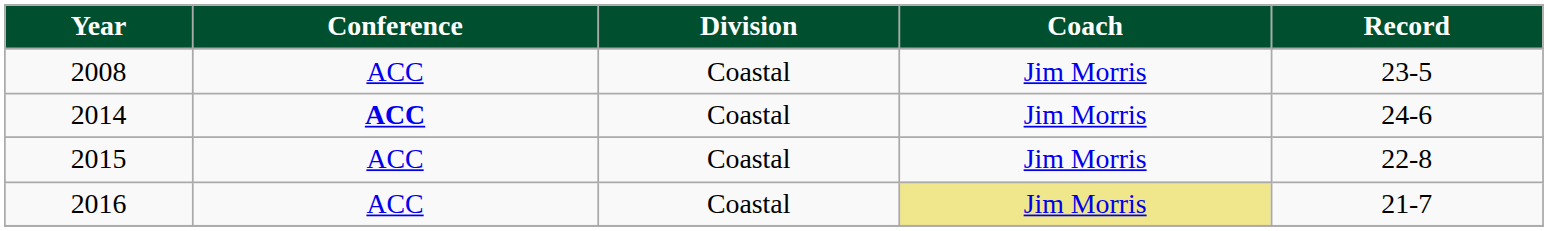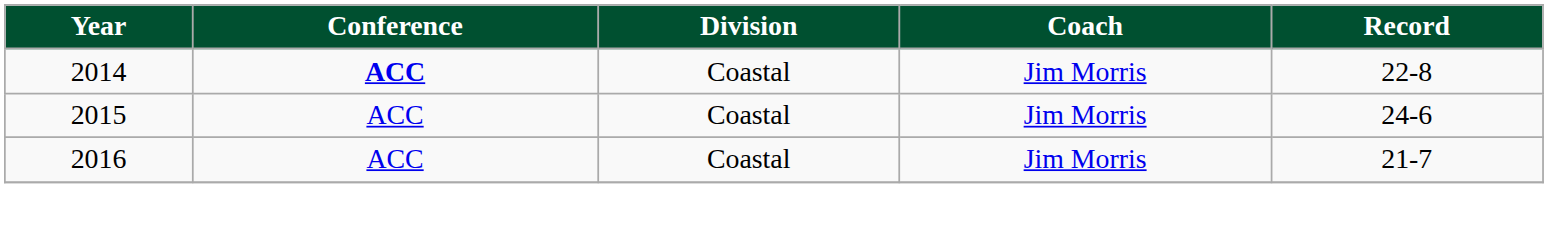- row: (99, 70)
(1407, 114) 24-6 -> (1407, 70) 22-8
(1407, 159) 22-8 -> (1407, 114) 24-6
(1085, 203) khaki background -> (1085, 159) no background
